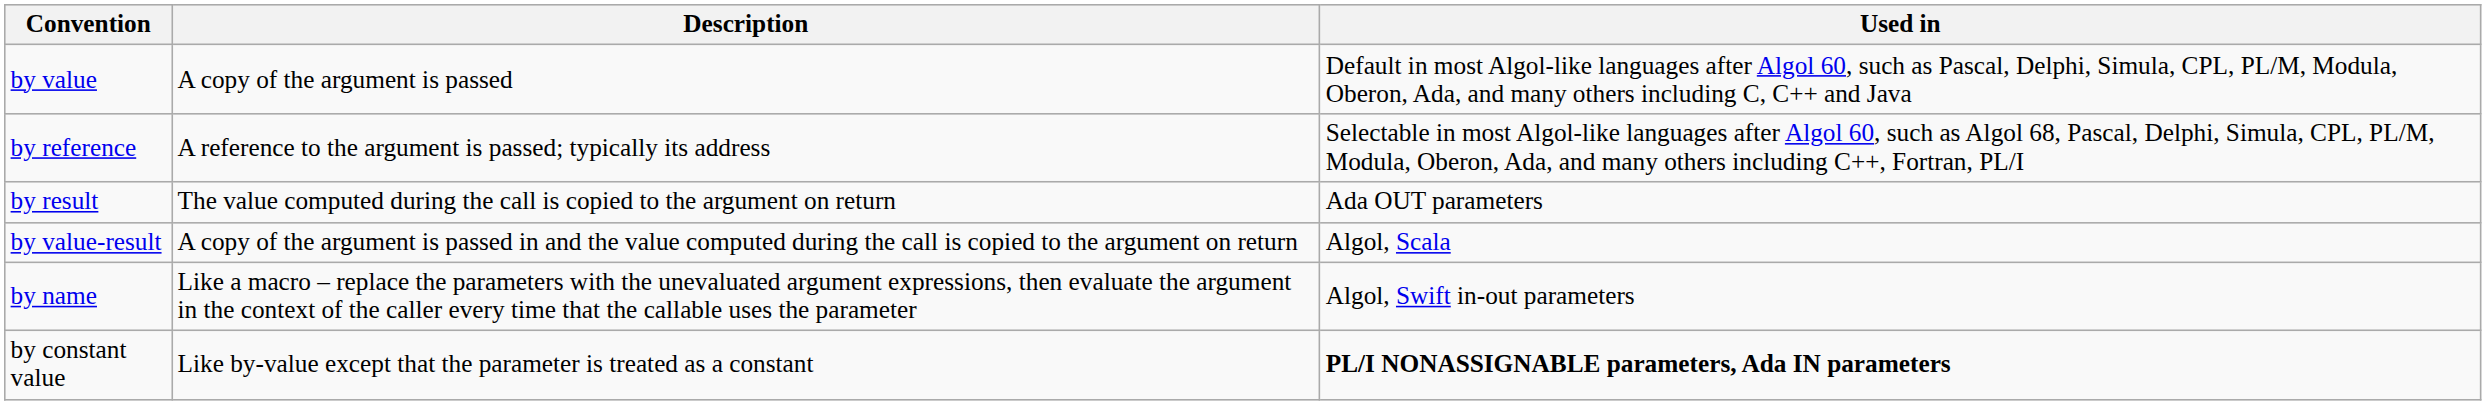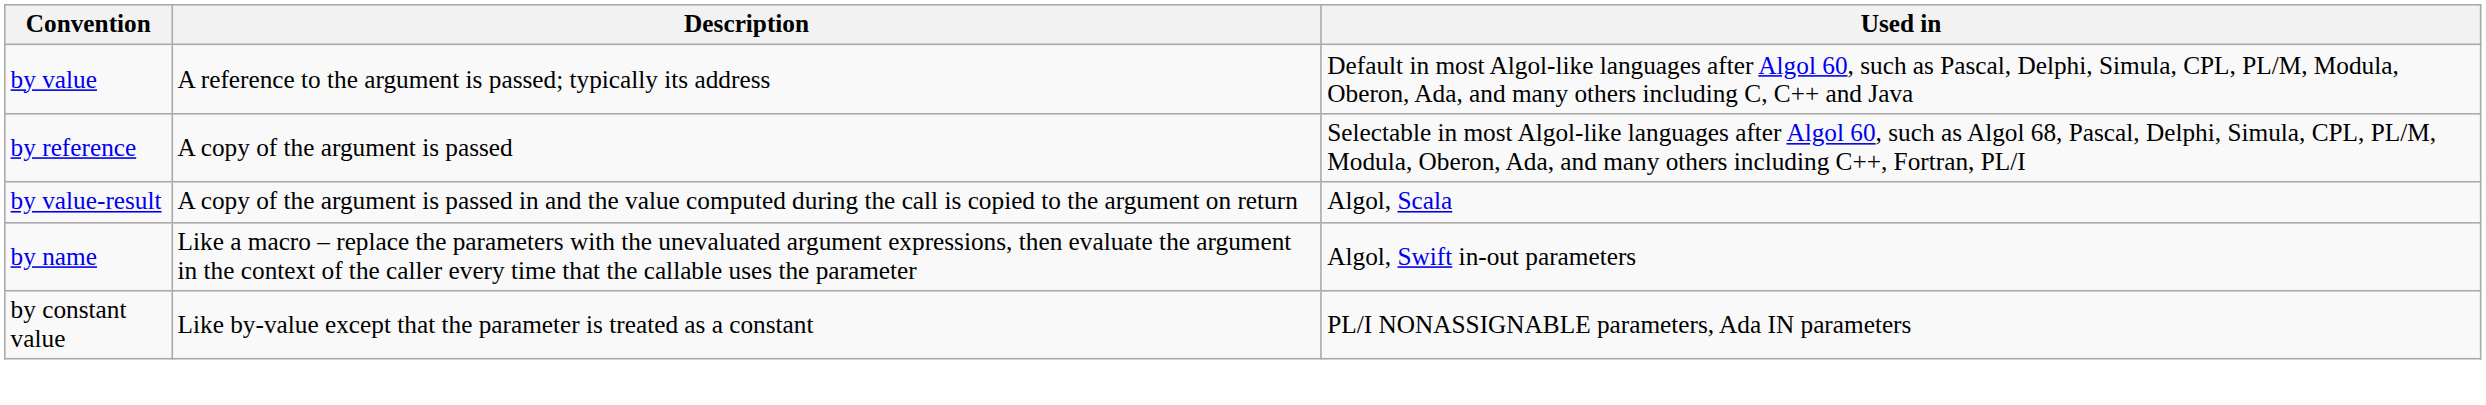(345, 78) A copy of the argument is passed -> (474, 78) A reference to the argument is passed; typically its address
(474, 147) A reference to the argument is passed; typically its address -> (345, 147) A copy of the argument is passed
- row: (54, 201)
(1638, 364) bold -> (1619, 324) normal
